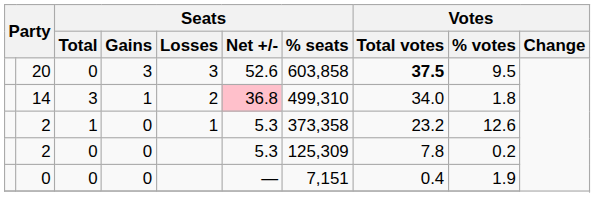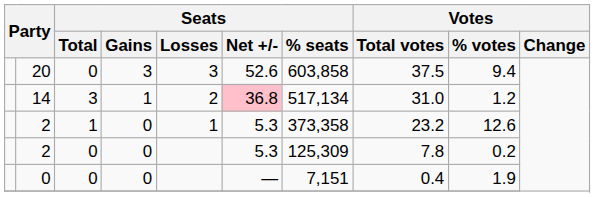(428, 72) bold -> (428, 72) normal
(504, 72) 9.5 -> (504, 72) 9.4
(318, 98) 499,310 -> (318, 98) 517,134
(428, 98) 34.0 -> (428, 98) 31.0
(504, 98) 1.8 -> (504, 98) 1.2
